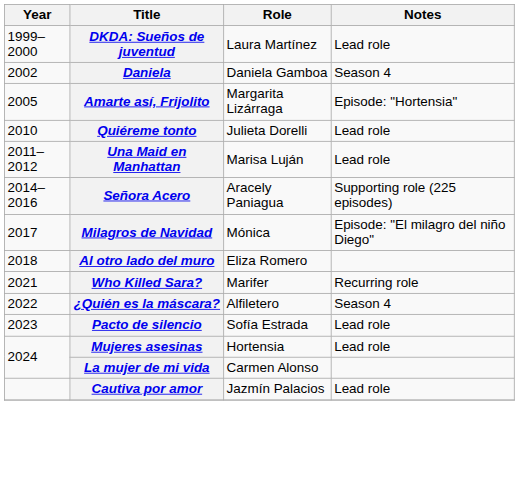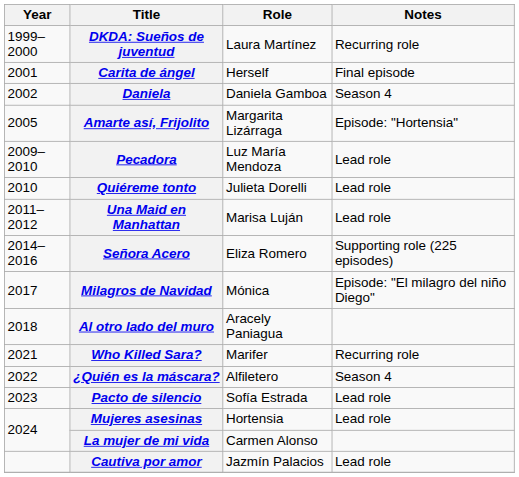(362, 44) Lead role -> (377, 44) Recurring role
+ row: (146, 72)
+ row: (146, 159)
(255, 195) Aracely Paniagua -> (266, 253) Eliza Romero
(267, 261) Eliza Romero -> (254, 326) Aracely Paniagua
